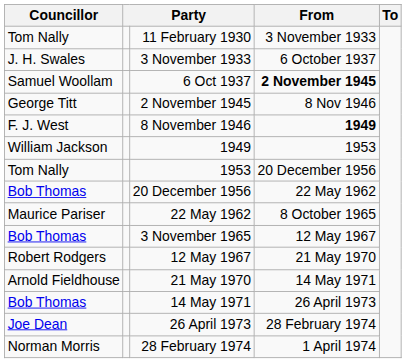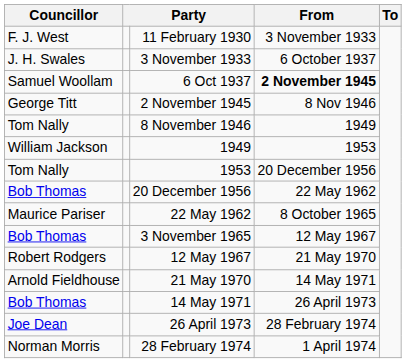(38, 37) Tom Nally -> (38, 37) F. J. West
(38, 125) F. J. West -> (38, 125) Tom Nally
(360, 125) bold -> (360, 125) normal
